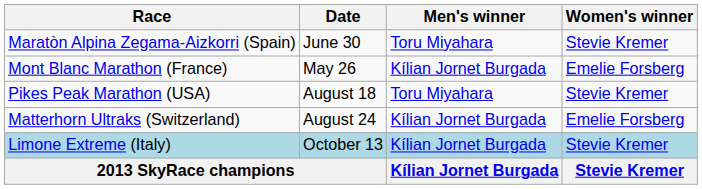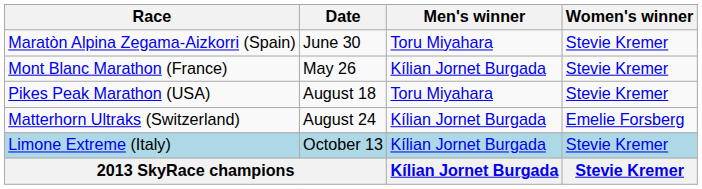(625, 68) Emelie Forsberg -> (617, 68) Stevie Kremer
